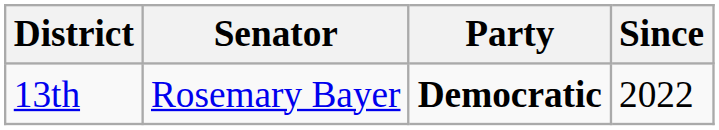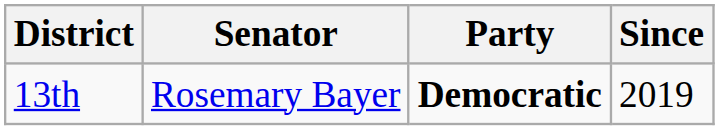(656, 93) 2022 -> (656, 93) 2019
